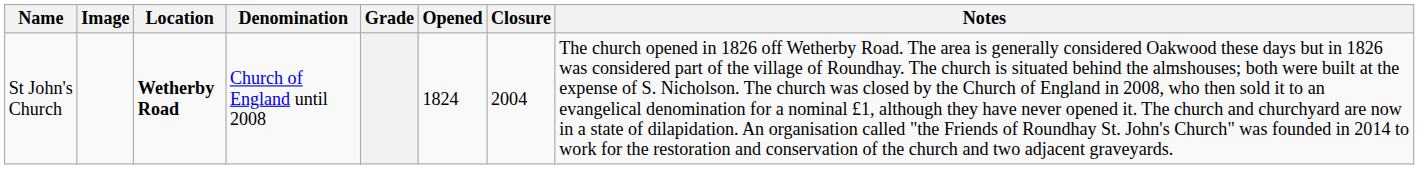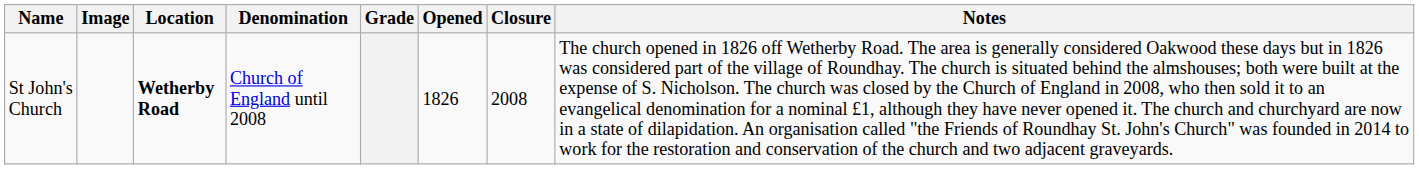(440, 98) 1824 -> (440, 98) 1826
(509, 98) 2004 -> (509, 98) 2008
